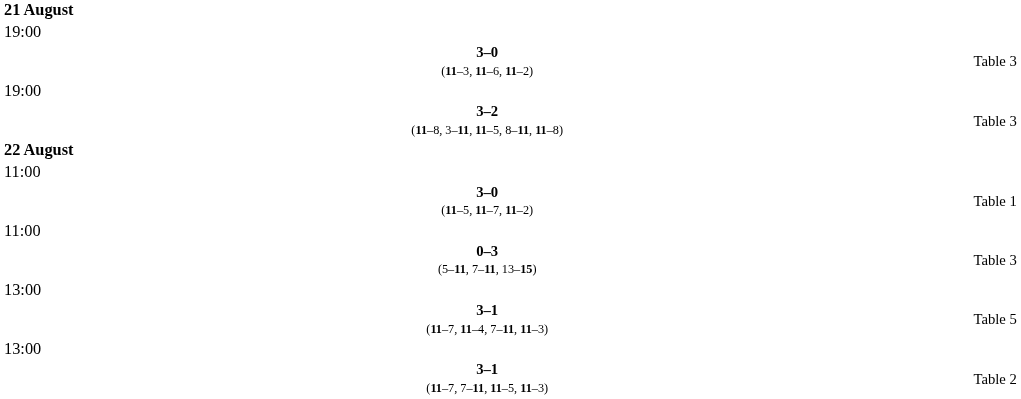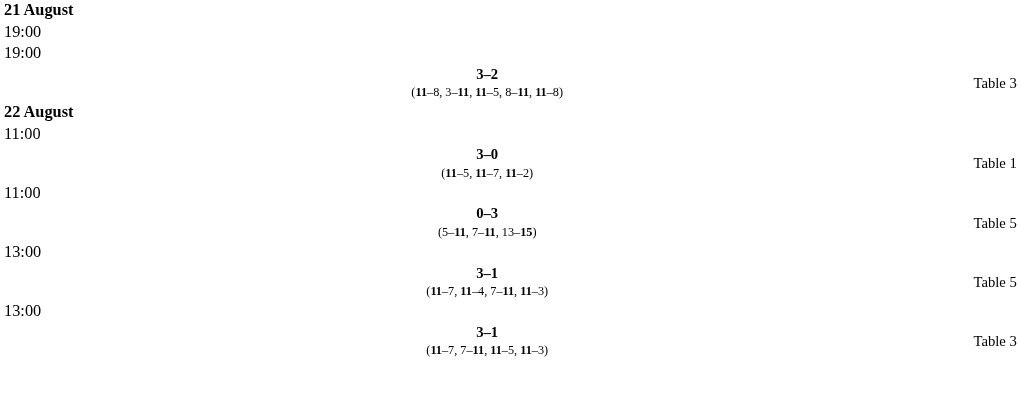- row: (204, 61)
(995, 260) Table 3 -> (995, 222) Table 5
(995, 378) Table 2 -> (995, 340) Table 3
